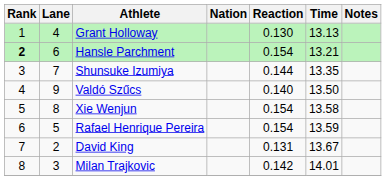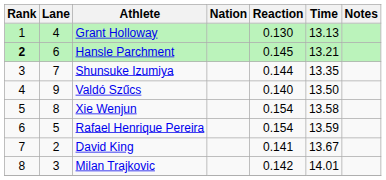(278, 52) 0.154 -> (278, 52) 0.145
(278, 147) 0.131 -> (278, 147) 0.141
